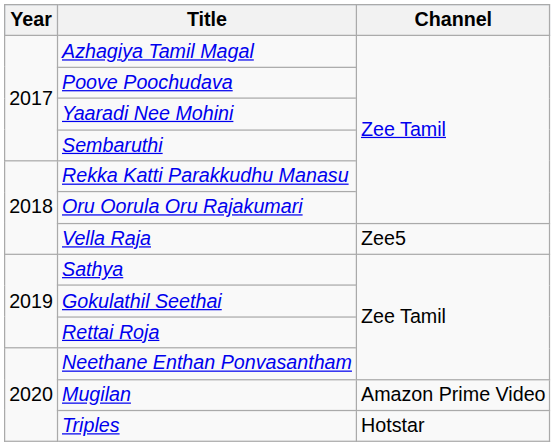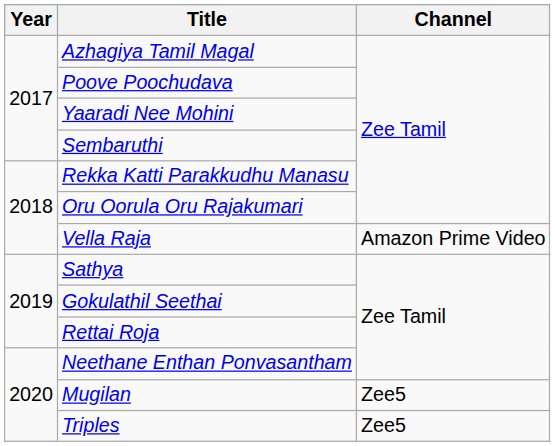(383, 238) Zee5 -> (453, 238) Amazon Prime Video
(453, 394) Amazon Prime Video -> (383, 394) Zee5
(393, 425) Hotstar -> (383, 425) Zee5
